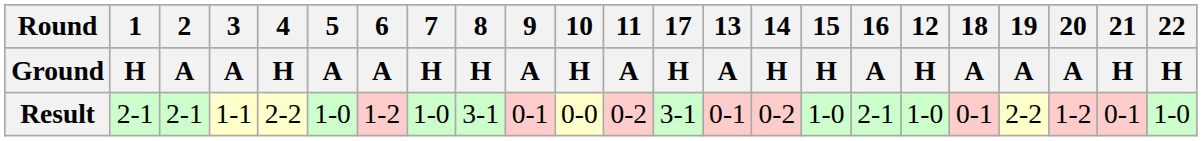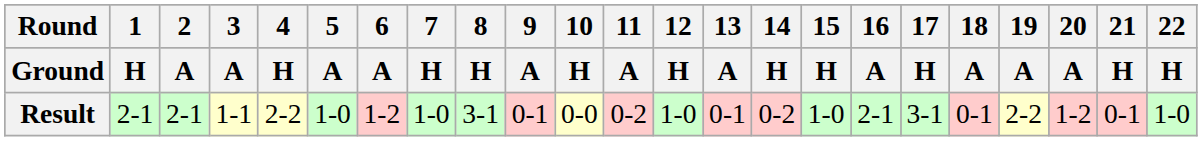columns swapped: (925, 69) <-> (678, 69)
